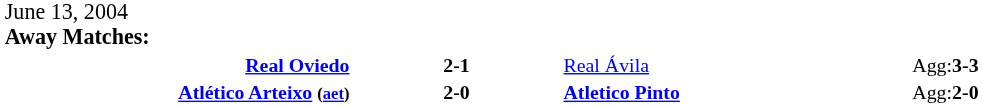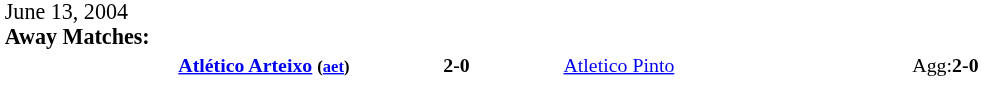- row: (297, 65)
(622, 92) bold -> (619, 65) normal
